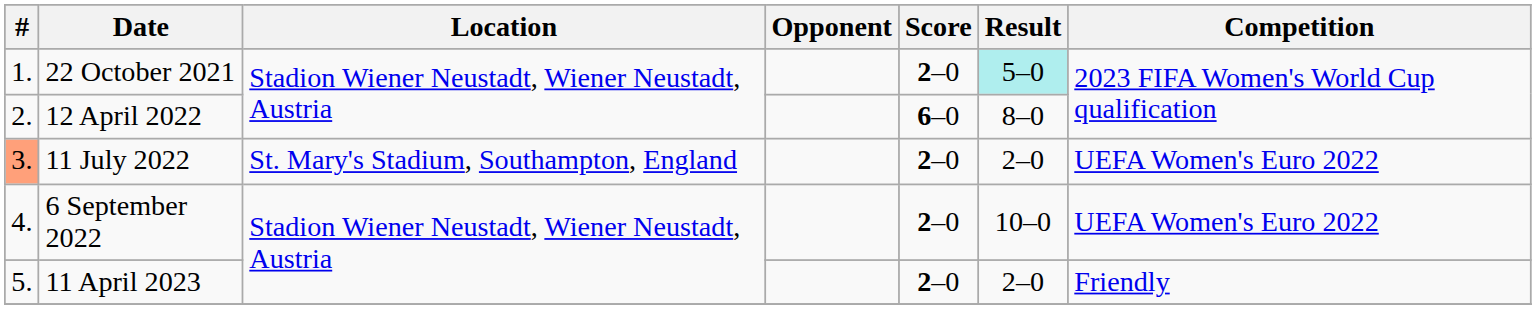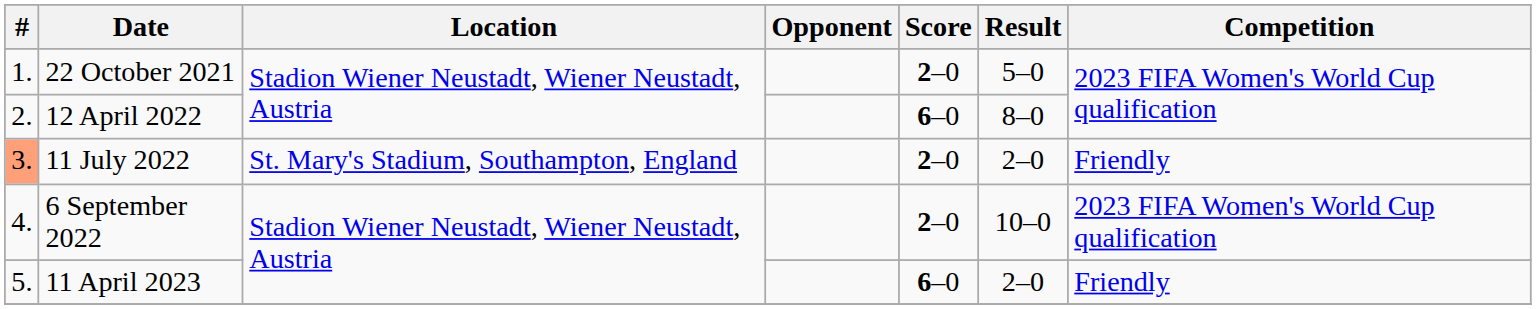(1023, 71) paleturquoise background -> (1023, 71) no background
(1227, 160) UEFA Women's Euro 2022 -> (1122, 160) Friendly
(1227, 221) UEFA Women's Euro 2022 -> (1255, 221) 2023 FIFA Women's World Cup qualification
(938, 281) 2–0 -> (938, 281) 6–0
